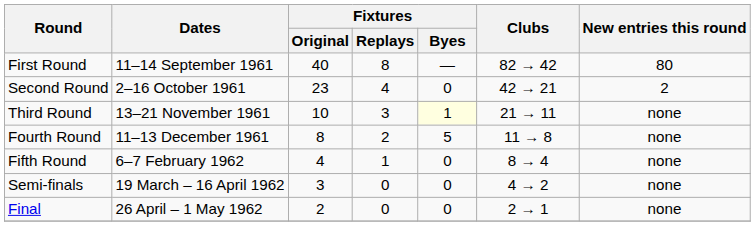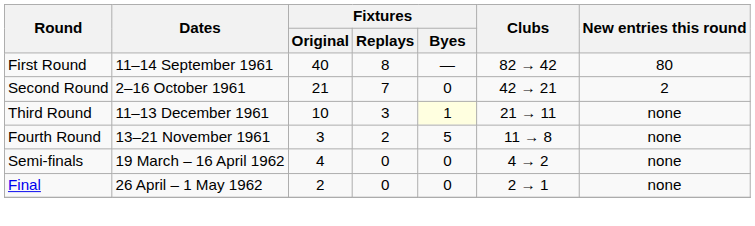(320, 88) 23 -> (320, 88) 21
(385, 88) 4 -> (385, 88) 7
(193, 112) 13–21 November 1961 -> (192, 112) 11–13 December 1961
(192, 137) 11–13 December 1961 -> (193, 137) 13–21 November 1961
(320, 137) 8 -> (320, 137) 3
- row: (47, 161)
(320, 185) 3 -> (320, 161) 4
